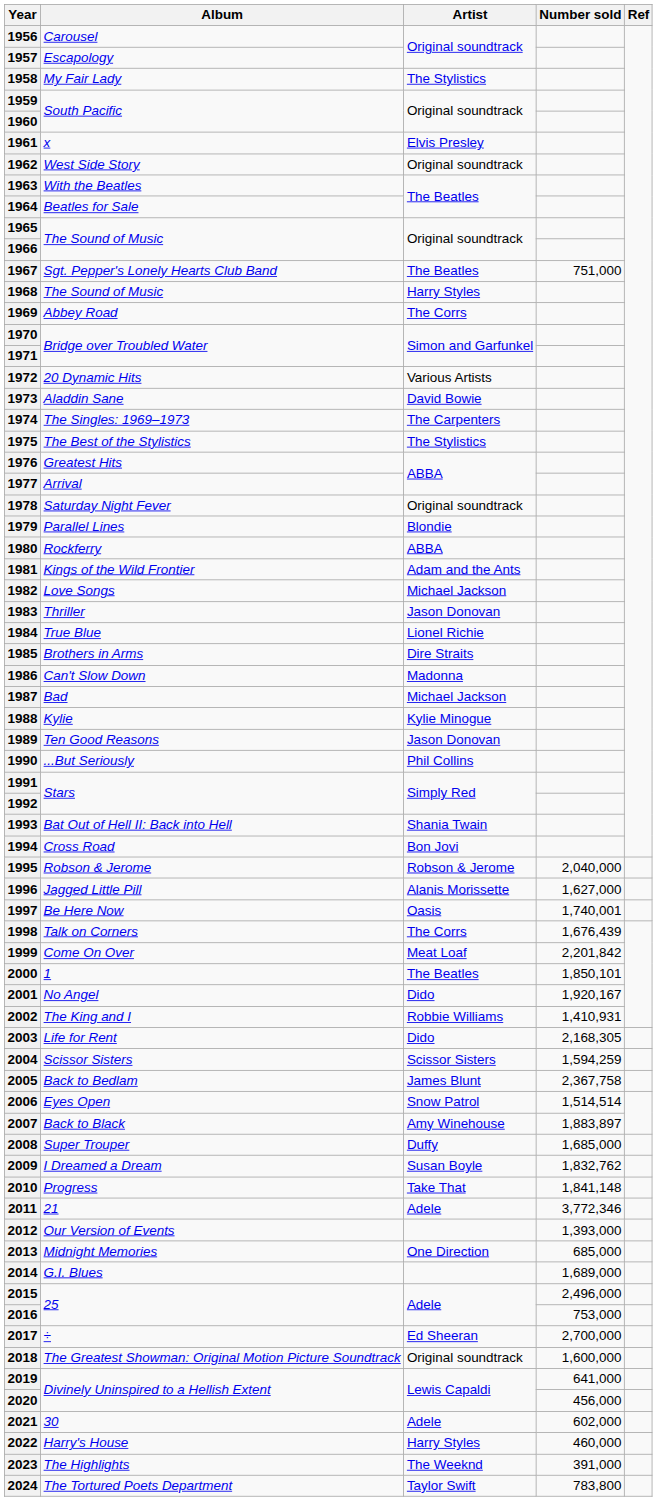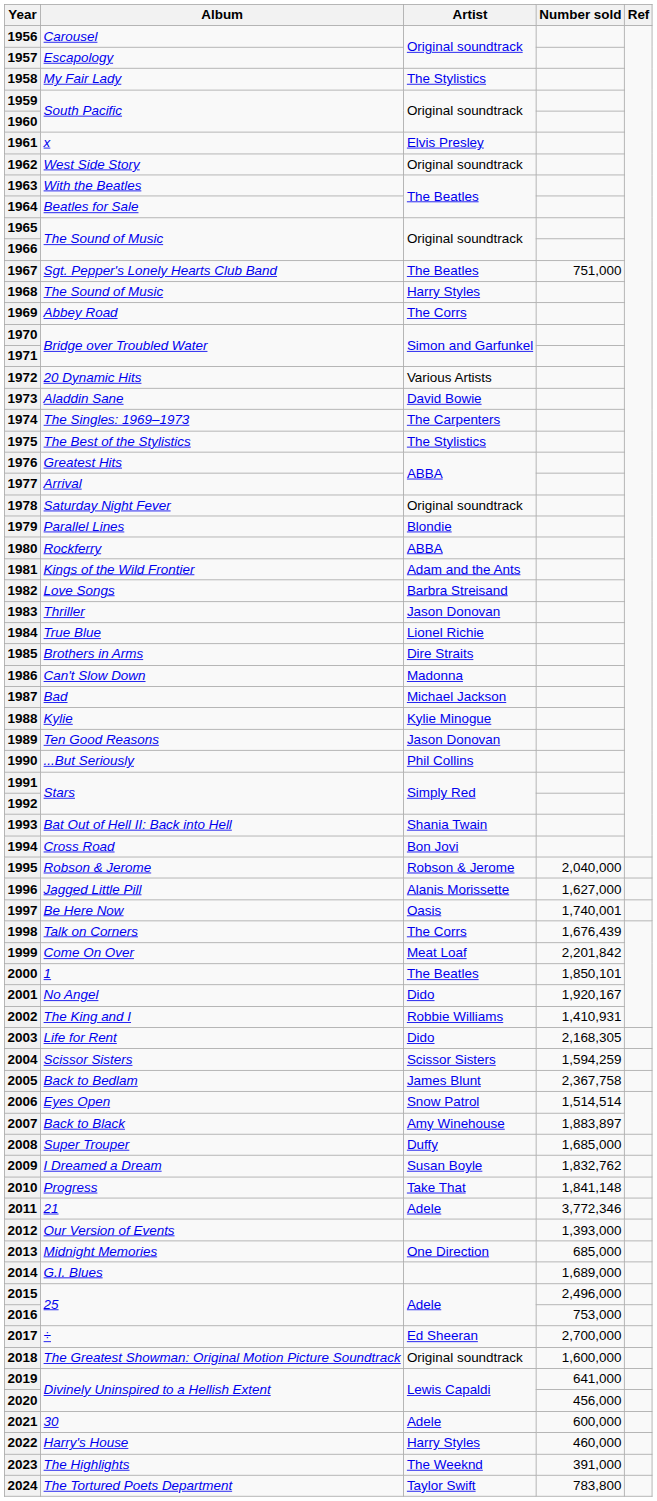(457, 590) Michael Jackson -> (457, 590) Barbra Streisand
(597, 1421) 602,000 -> (597, 1421) 600,000
